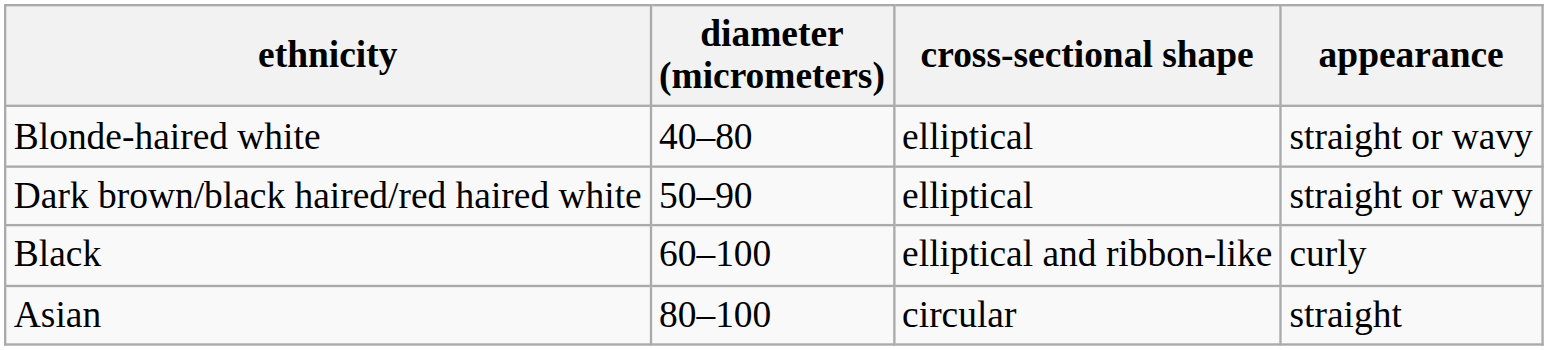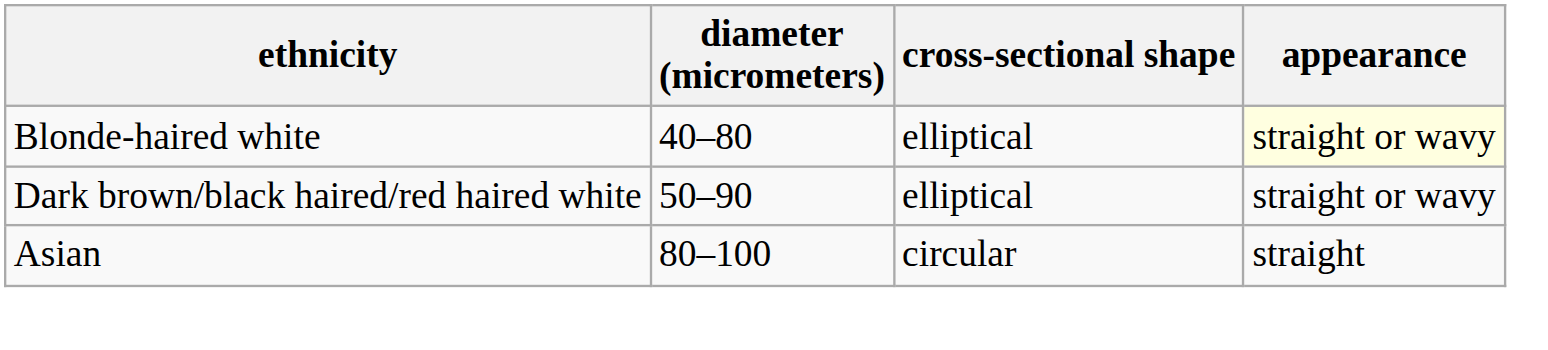(1411, 135) no background -> (1374, 135) lightyellow background
- row: (57, 254)
